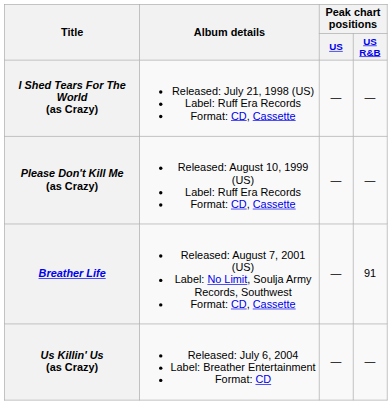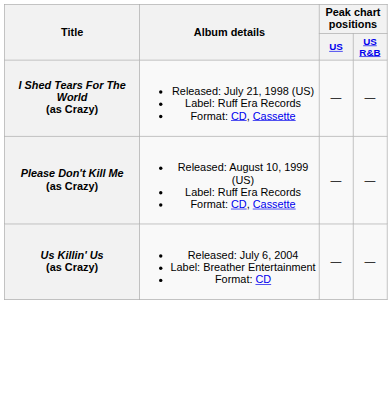- row: (72, 274)
